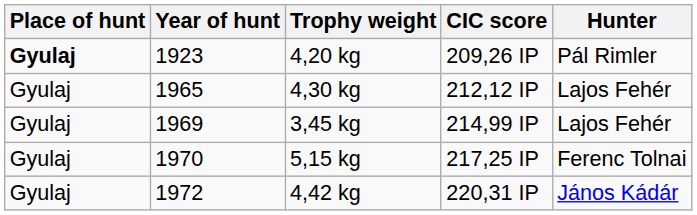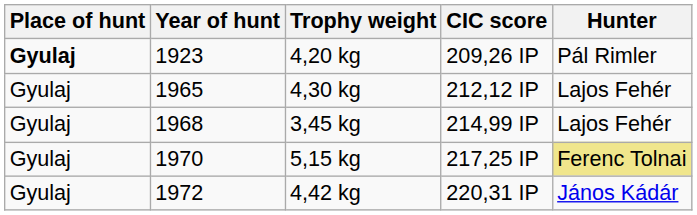(179, 124) 1969 -> (179, 124) 1968
(622, 158) no background -> (622, 158) khaki background
